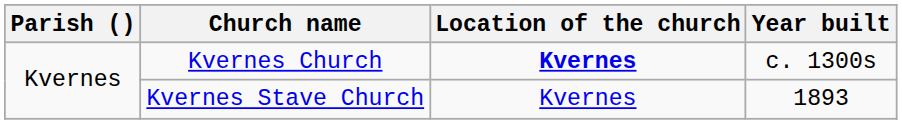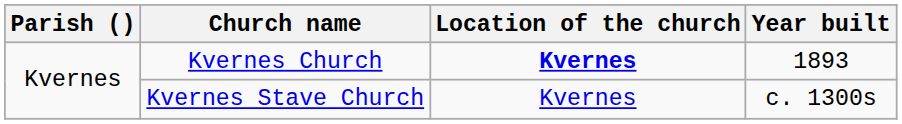(821, 61) c. 1300s -> (821, 61) 1893
(821, 99) 1893 -> (821, 99) c. 1300s
